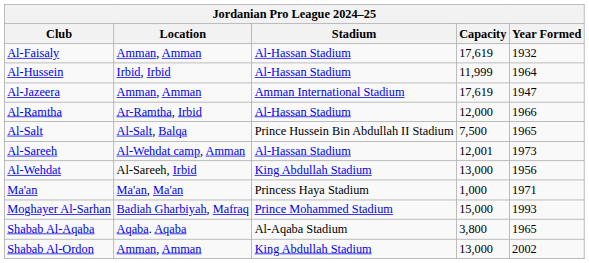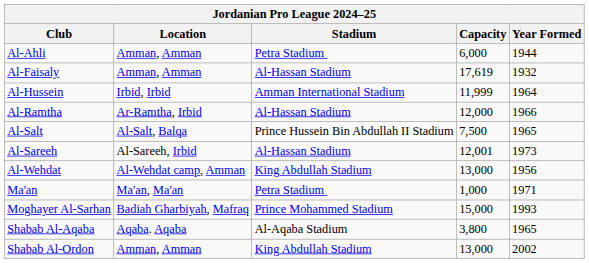+ row: (26, 53)
(303, 72) Al-Hassan Stadium -> (330, 92) Amman International Stadium
- row: (34, 92)
(181, 151) Al-Wehdat camp, Amman -> (157, 151) Al-Sareeh, Irbid
(157, 170) Al-Sareeh, Irbid -> (181, 170) Al-Wehdat camp, Amman
(312, 190) Princess Haya Stadium -> (291, 190) Petra Stadium
